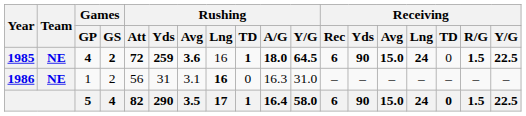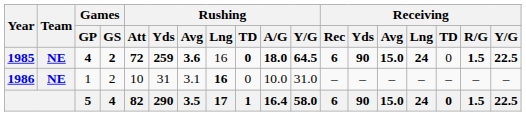(248, 57) 1 -> (248, 57) 0
(137, 79) 56 -> (137, 79) 10
(275, 79) 16.3 -> (275, 79) 10.0
